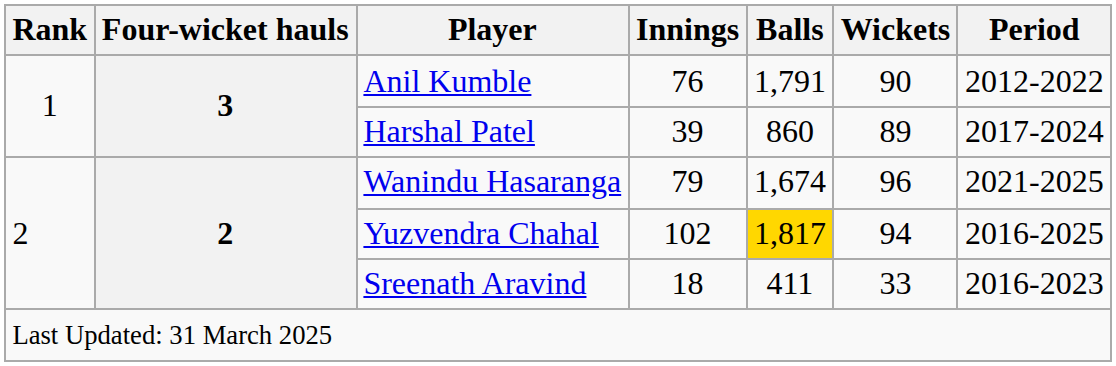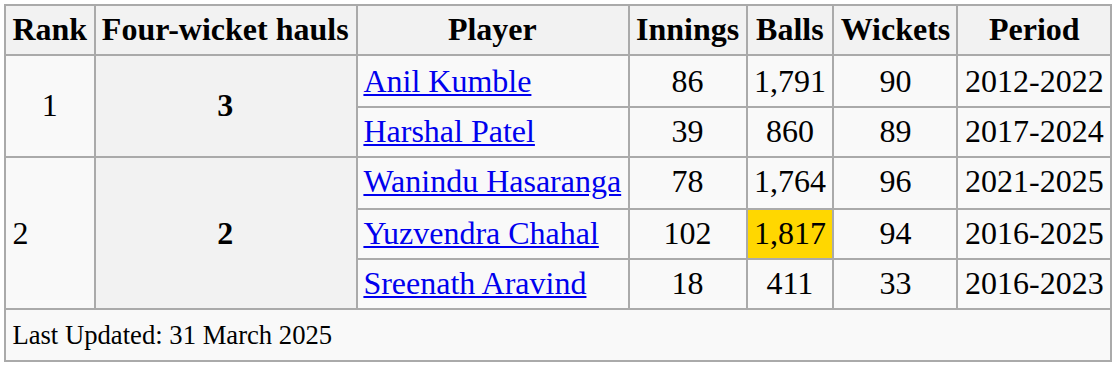(688, 80) 76 -> (688, 80) 86
(688, 182) 79 -> (688, 182) 78
(790, 182) 1,674 -> (790, 182) 1,764
